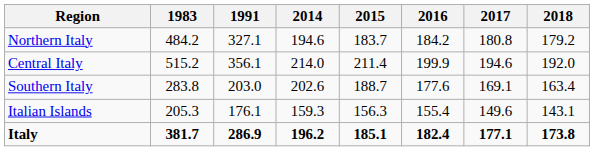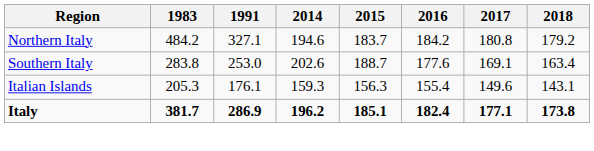- row: (45, 63)
(245, 87) 203.0 -> (245, 63) 253.0
